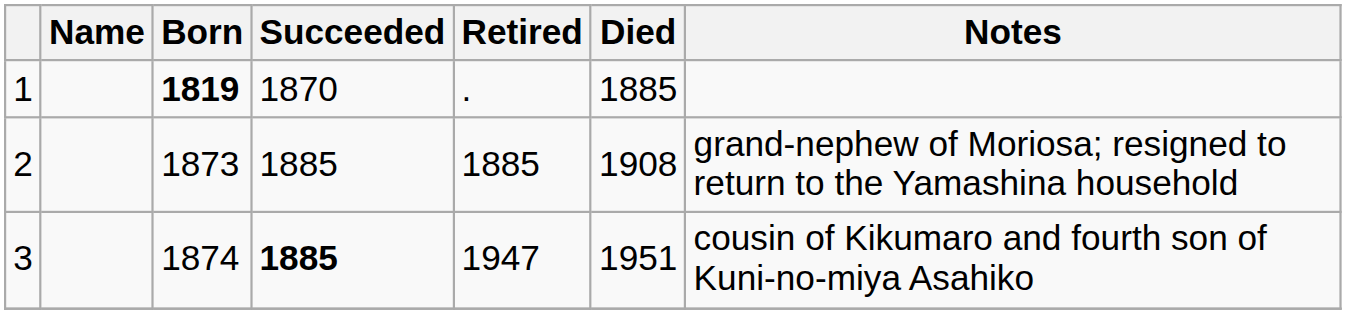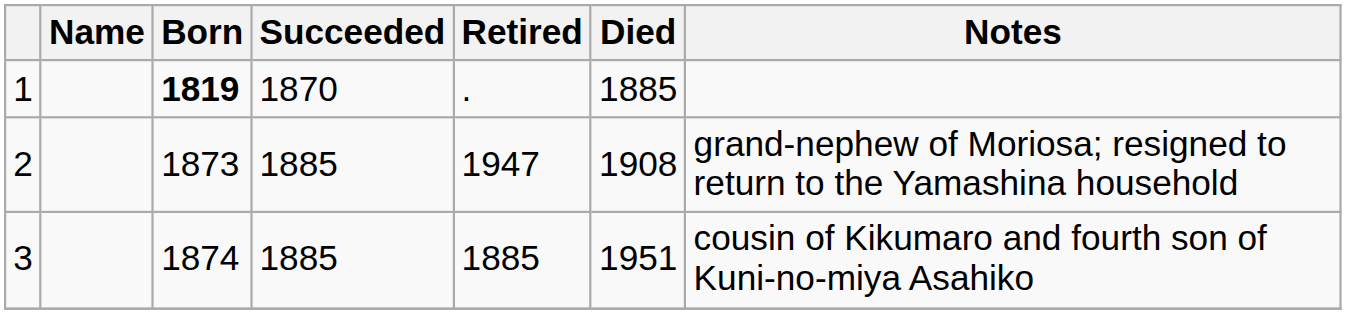(501, 163) 1885 -> (501, 163) 1947
(299, 259) bold -> (299, 259) normal
(501, 259) 1947 -> (501, 259) 1885
